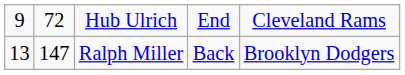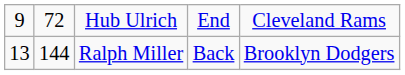(54, 52) 147 -> (54, 52) 144
